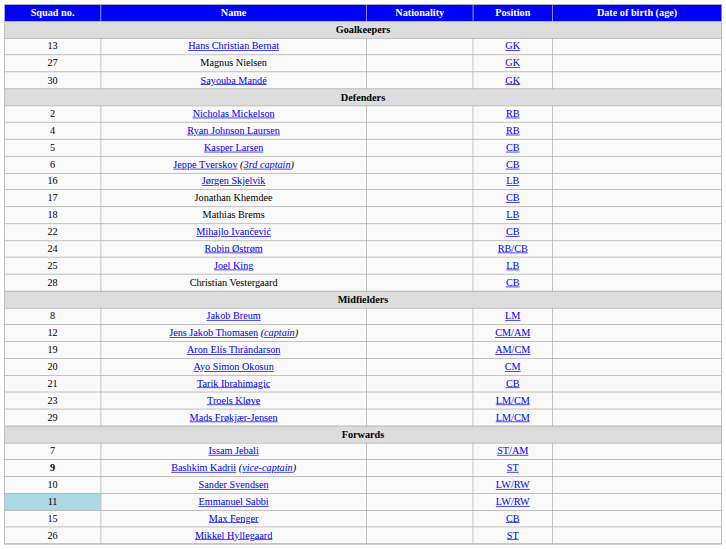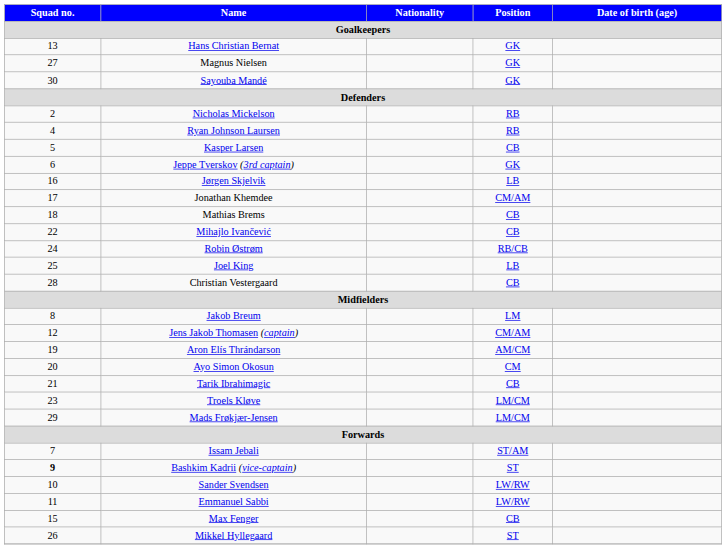(513, 165) CB -> (513, 165) GK
(513, 198) CB -> (513, 198) CM/AM
(513, 215) LB -> (513, 215) CB
(53, 502) lightblue background -> (53, 502) no background
